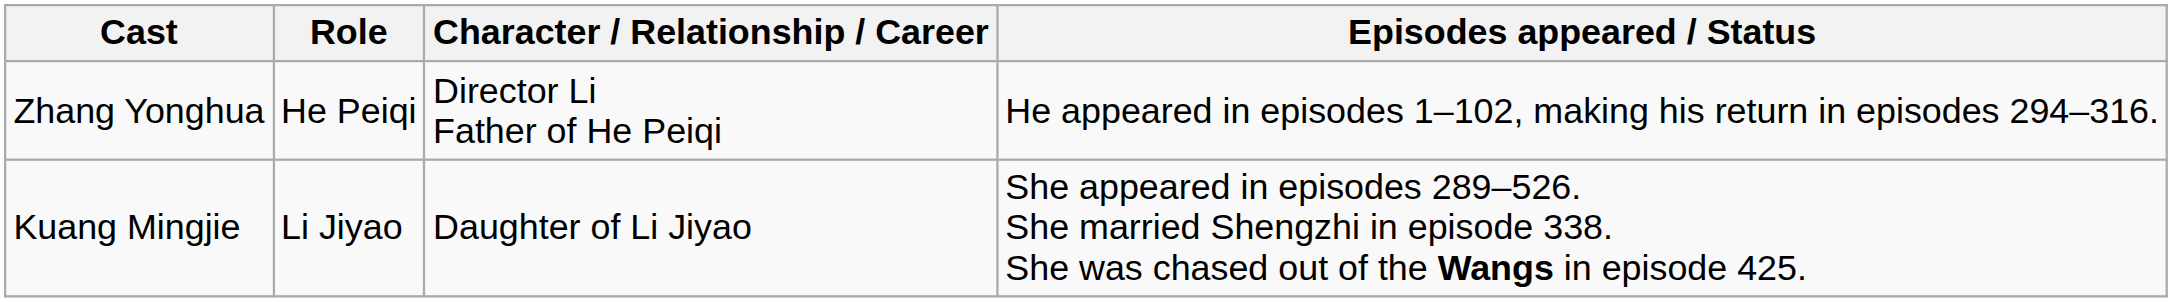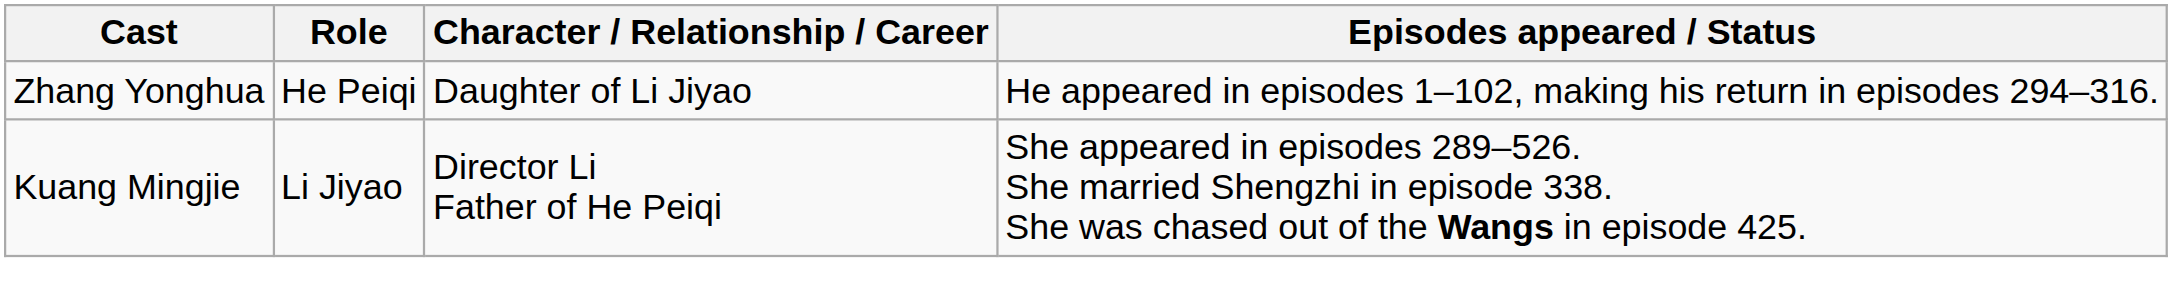(577, 109) Director Li Father of He Peiqi -> (592, 89) Daughter of Li Jiyao
(592, 227) Daughter of Li Jiyao -> (577, 186) Director Li Father of He Peiqi
